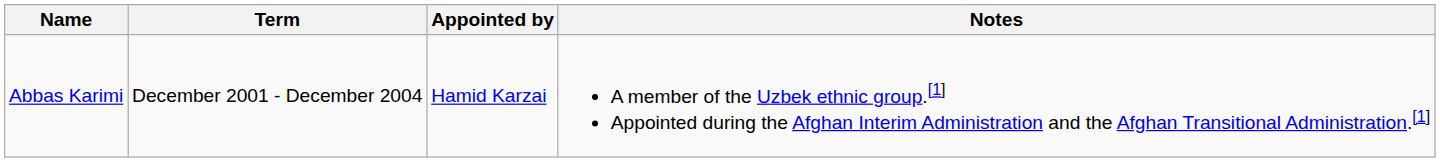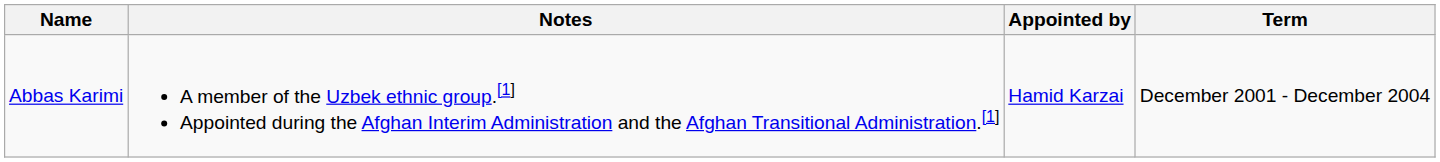columns swapped: (277, 19) <-> (996, 19)
